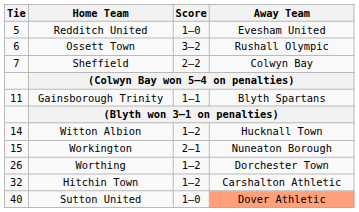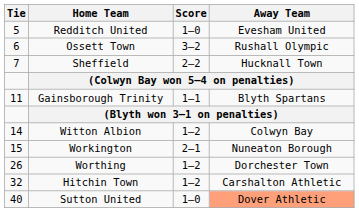(282, 64) Colwyn Bay -> (282, 64) Hucknall Town
(282, 132) Hucknall Town -> (282, 132) Colwyn Bay
